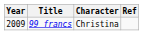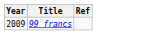- column: (97, 11)
